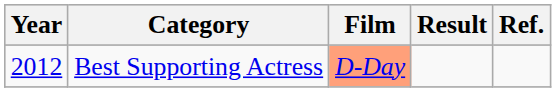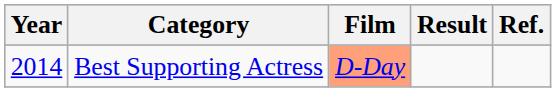(37, 65) 2012 -> (37, 65) 2014
